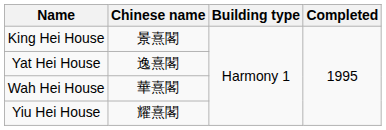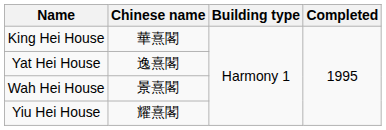(158, 38) 景熹閣 -> (158, 38) 華熹閣
(158, 87) 華熹閣 -> (158, 87) 景熹閣
